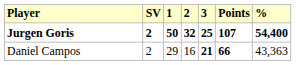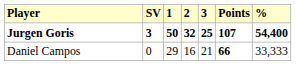(149, 32) 2 -> (149, 32) 3
(149, 51) 2 -> (149, 51) 0
(207, 51) bold -> (207, 51) normal
(272, 51) 43,363 -> (272, 51) 33,333
